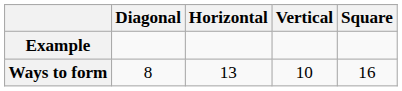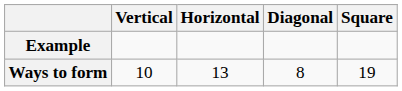columns swapped: (304, 18) <-> (148, 18)
(367, 72) 16 -> (367, 72) 19
